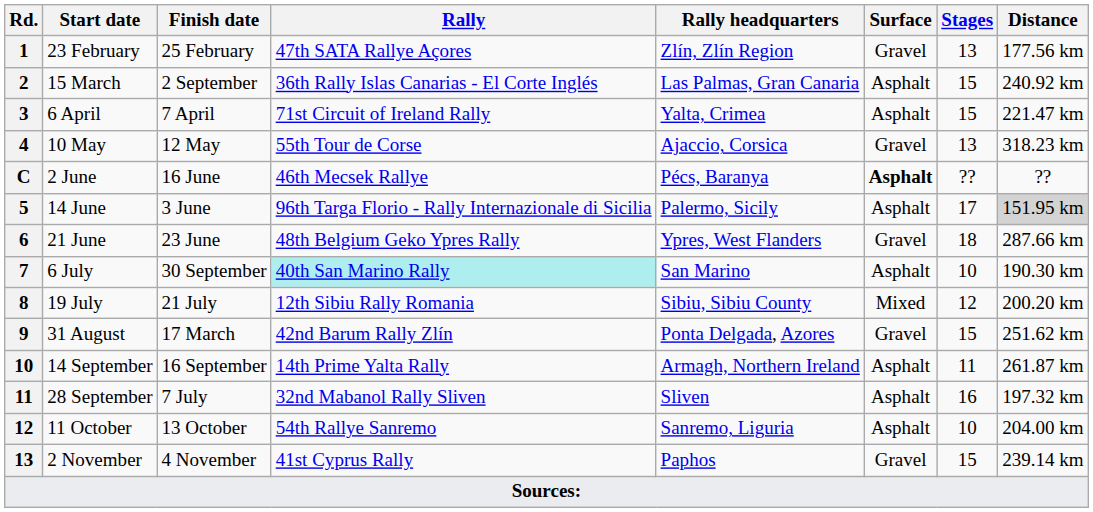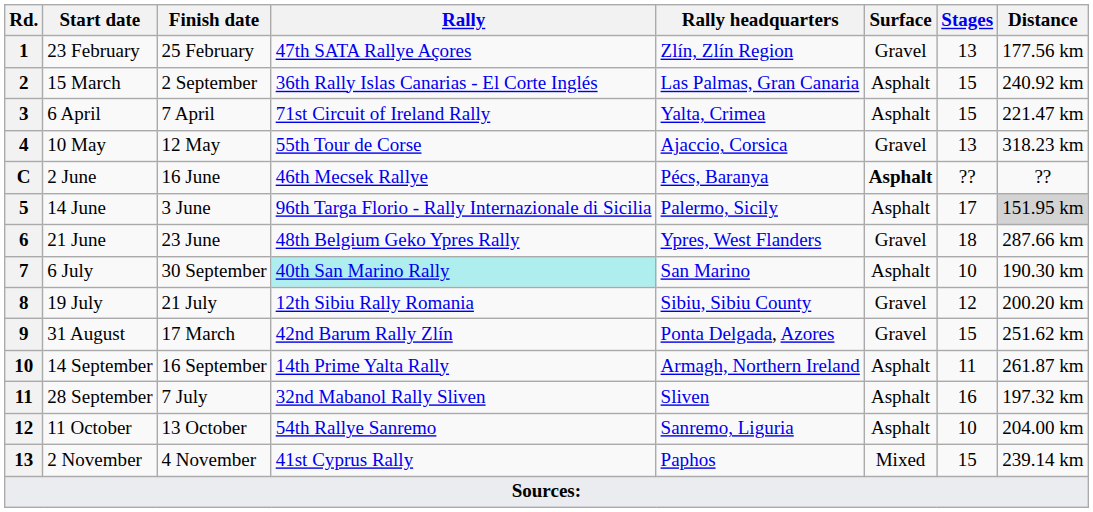(901, 302) Mixed -> (901, 302) Gravel
(901, 459) Gravel -> (901, 459) Mixed
